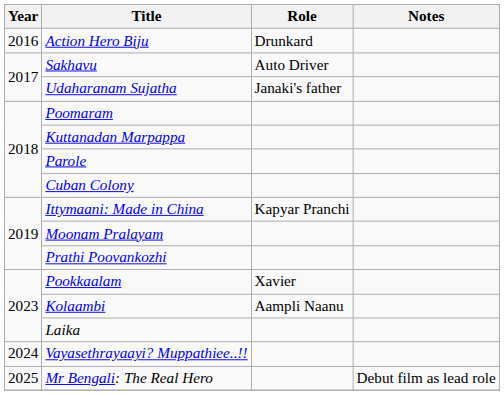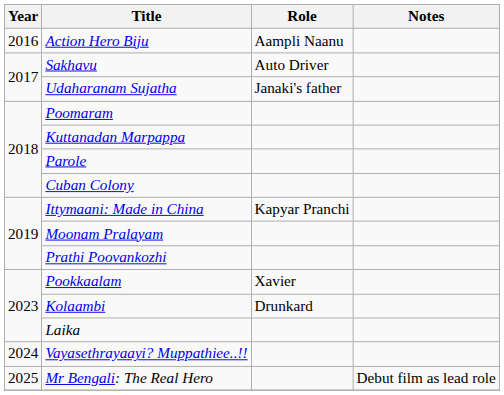(284, 40) Drunkard -> (299, 40) Aampli Naanu
(299, 305) Aampli Naanu -> (284, 305) Drunkard
